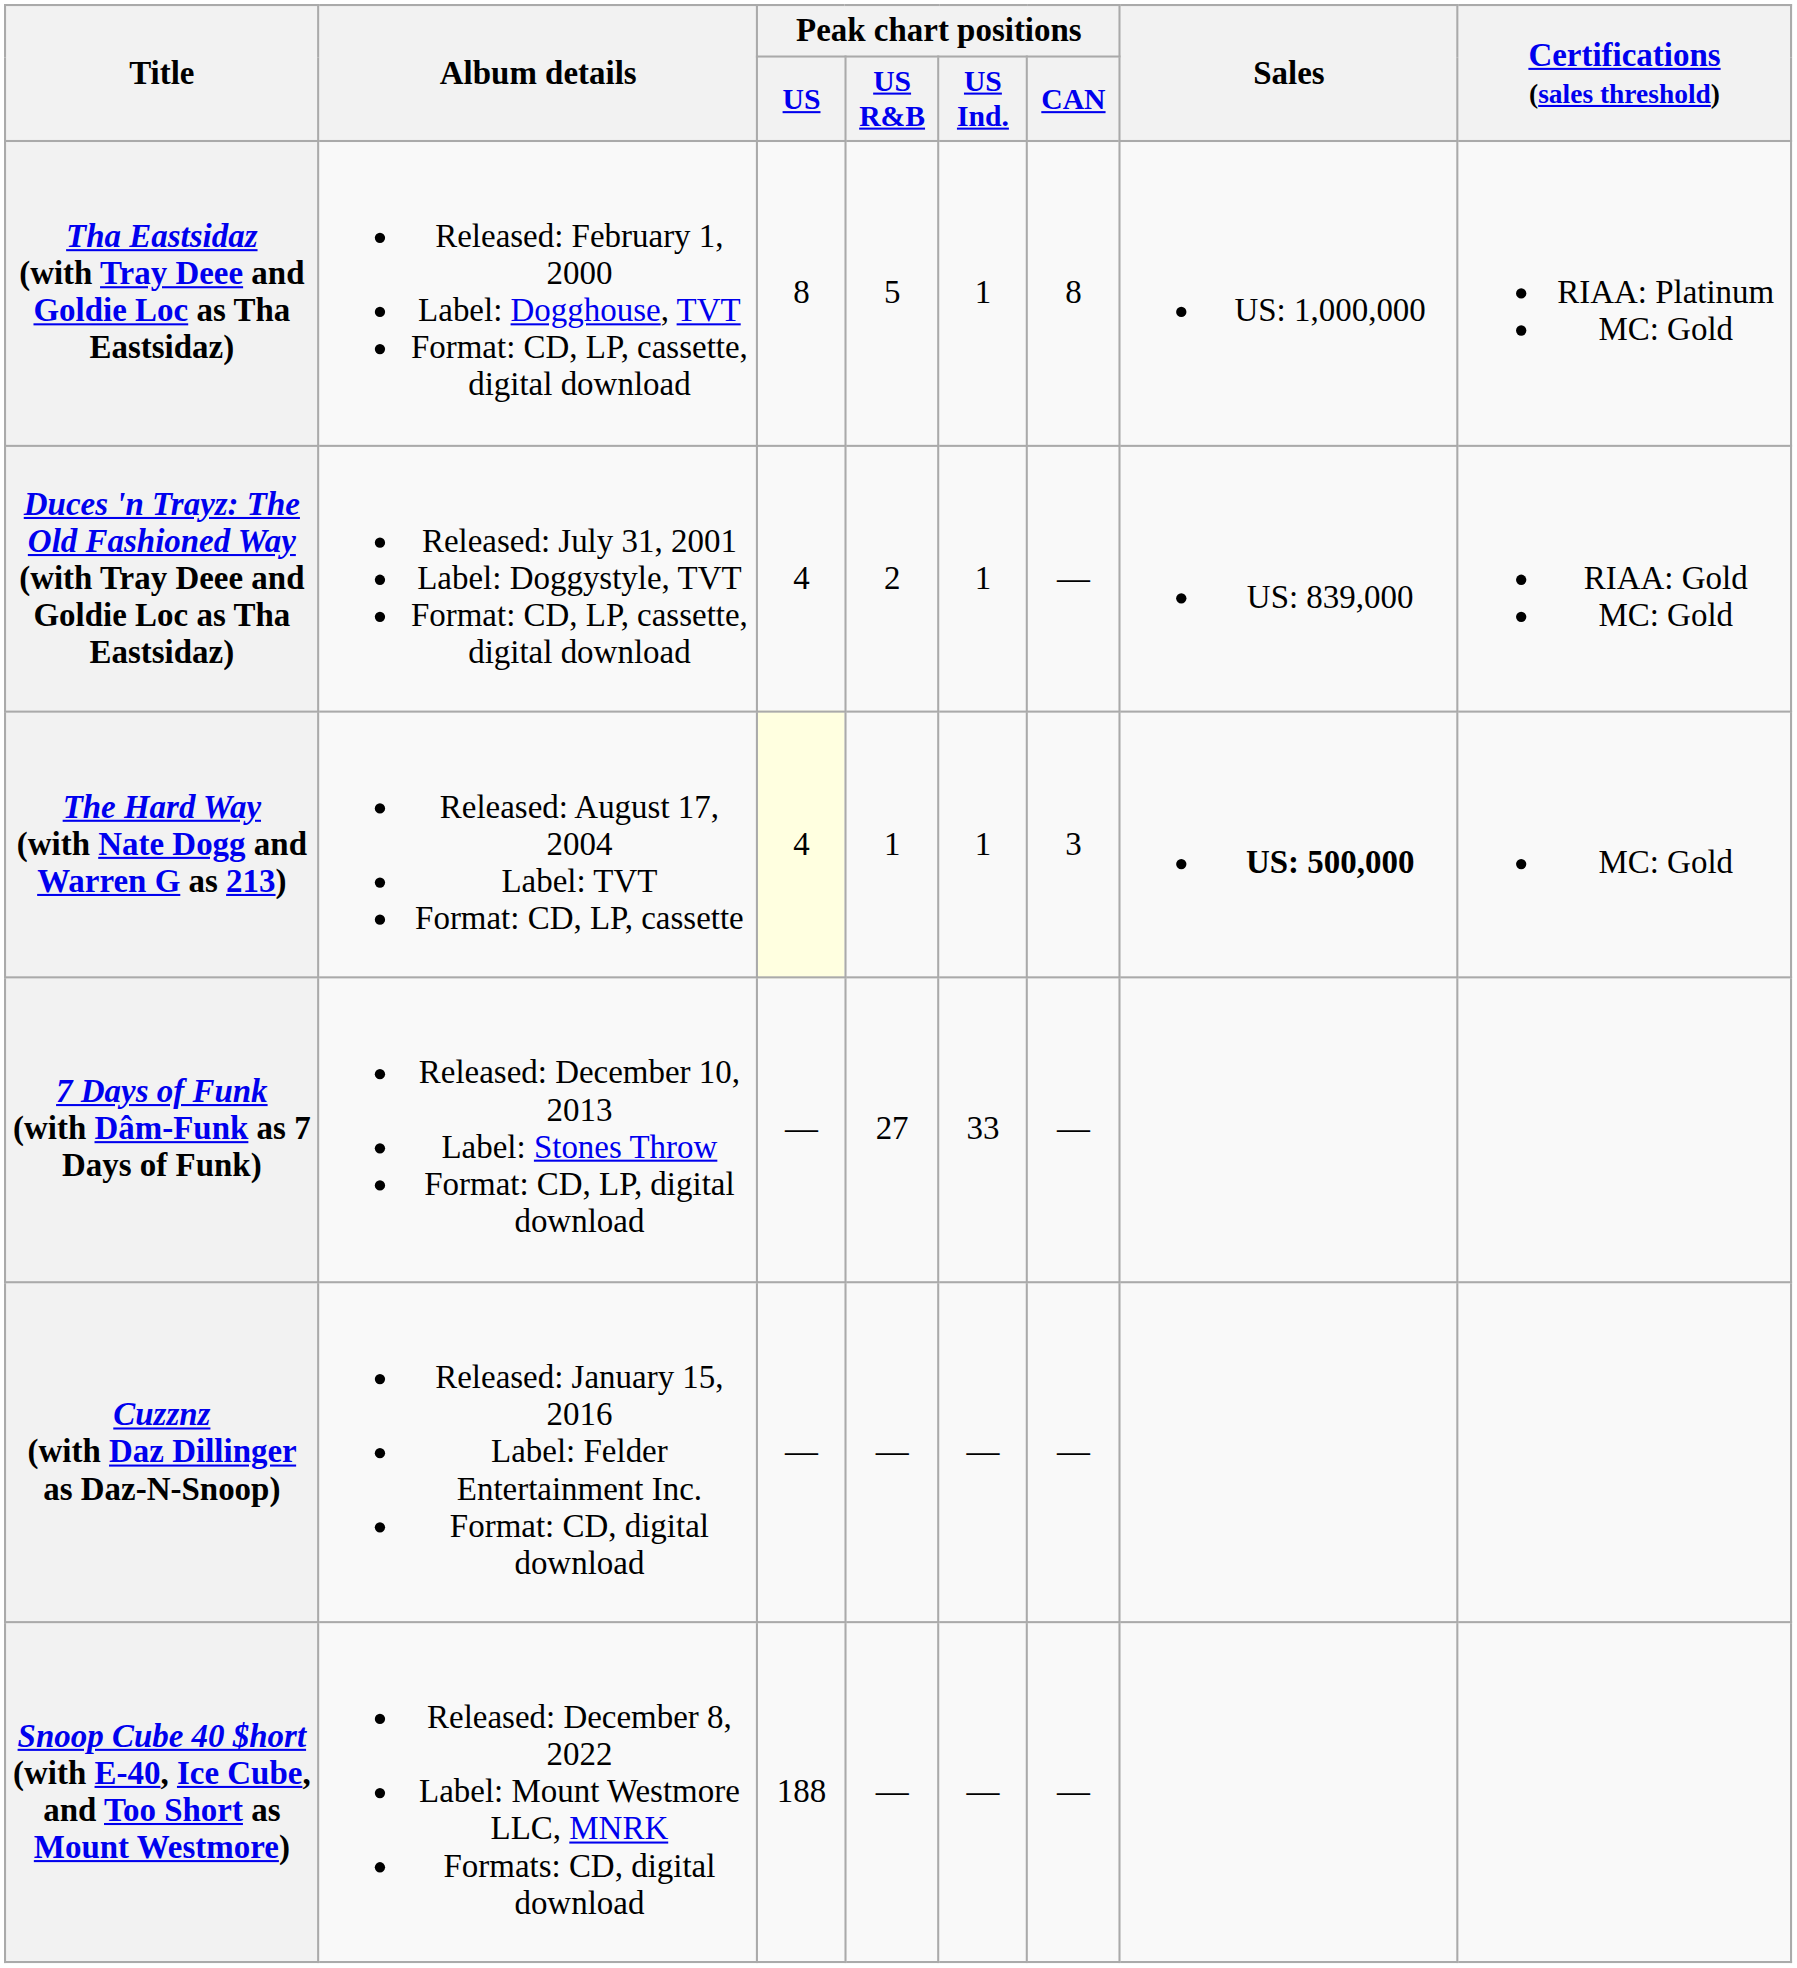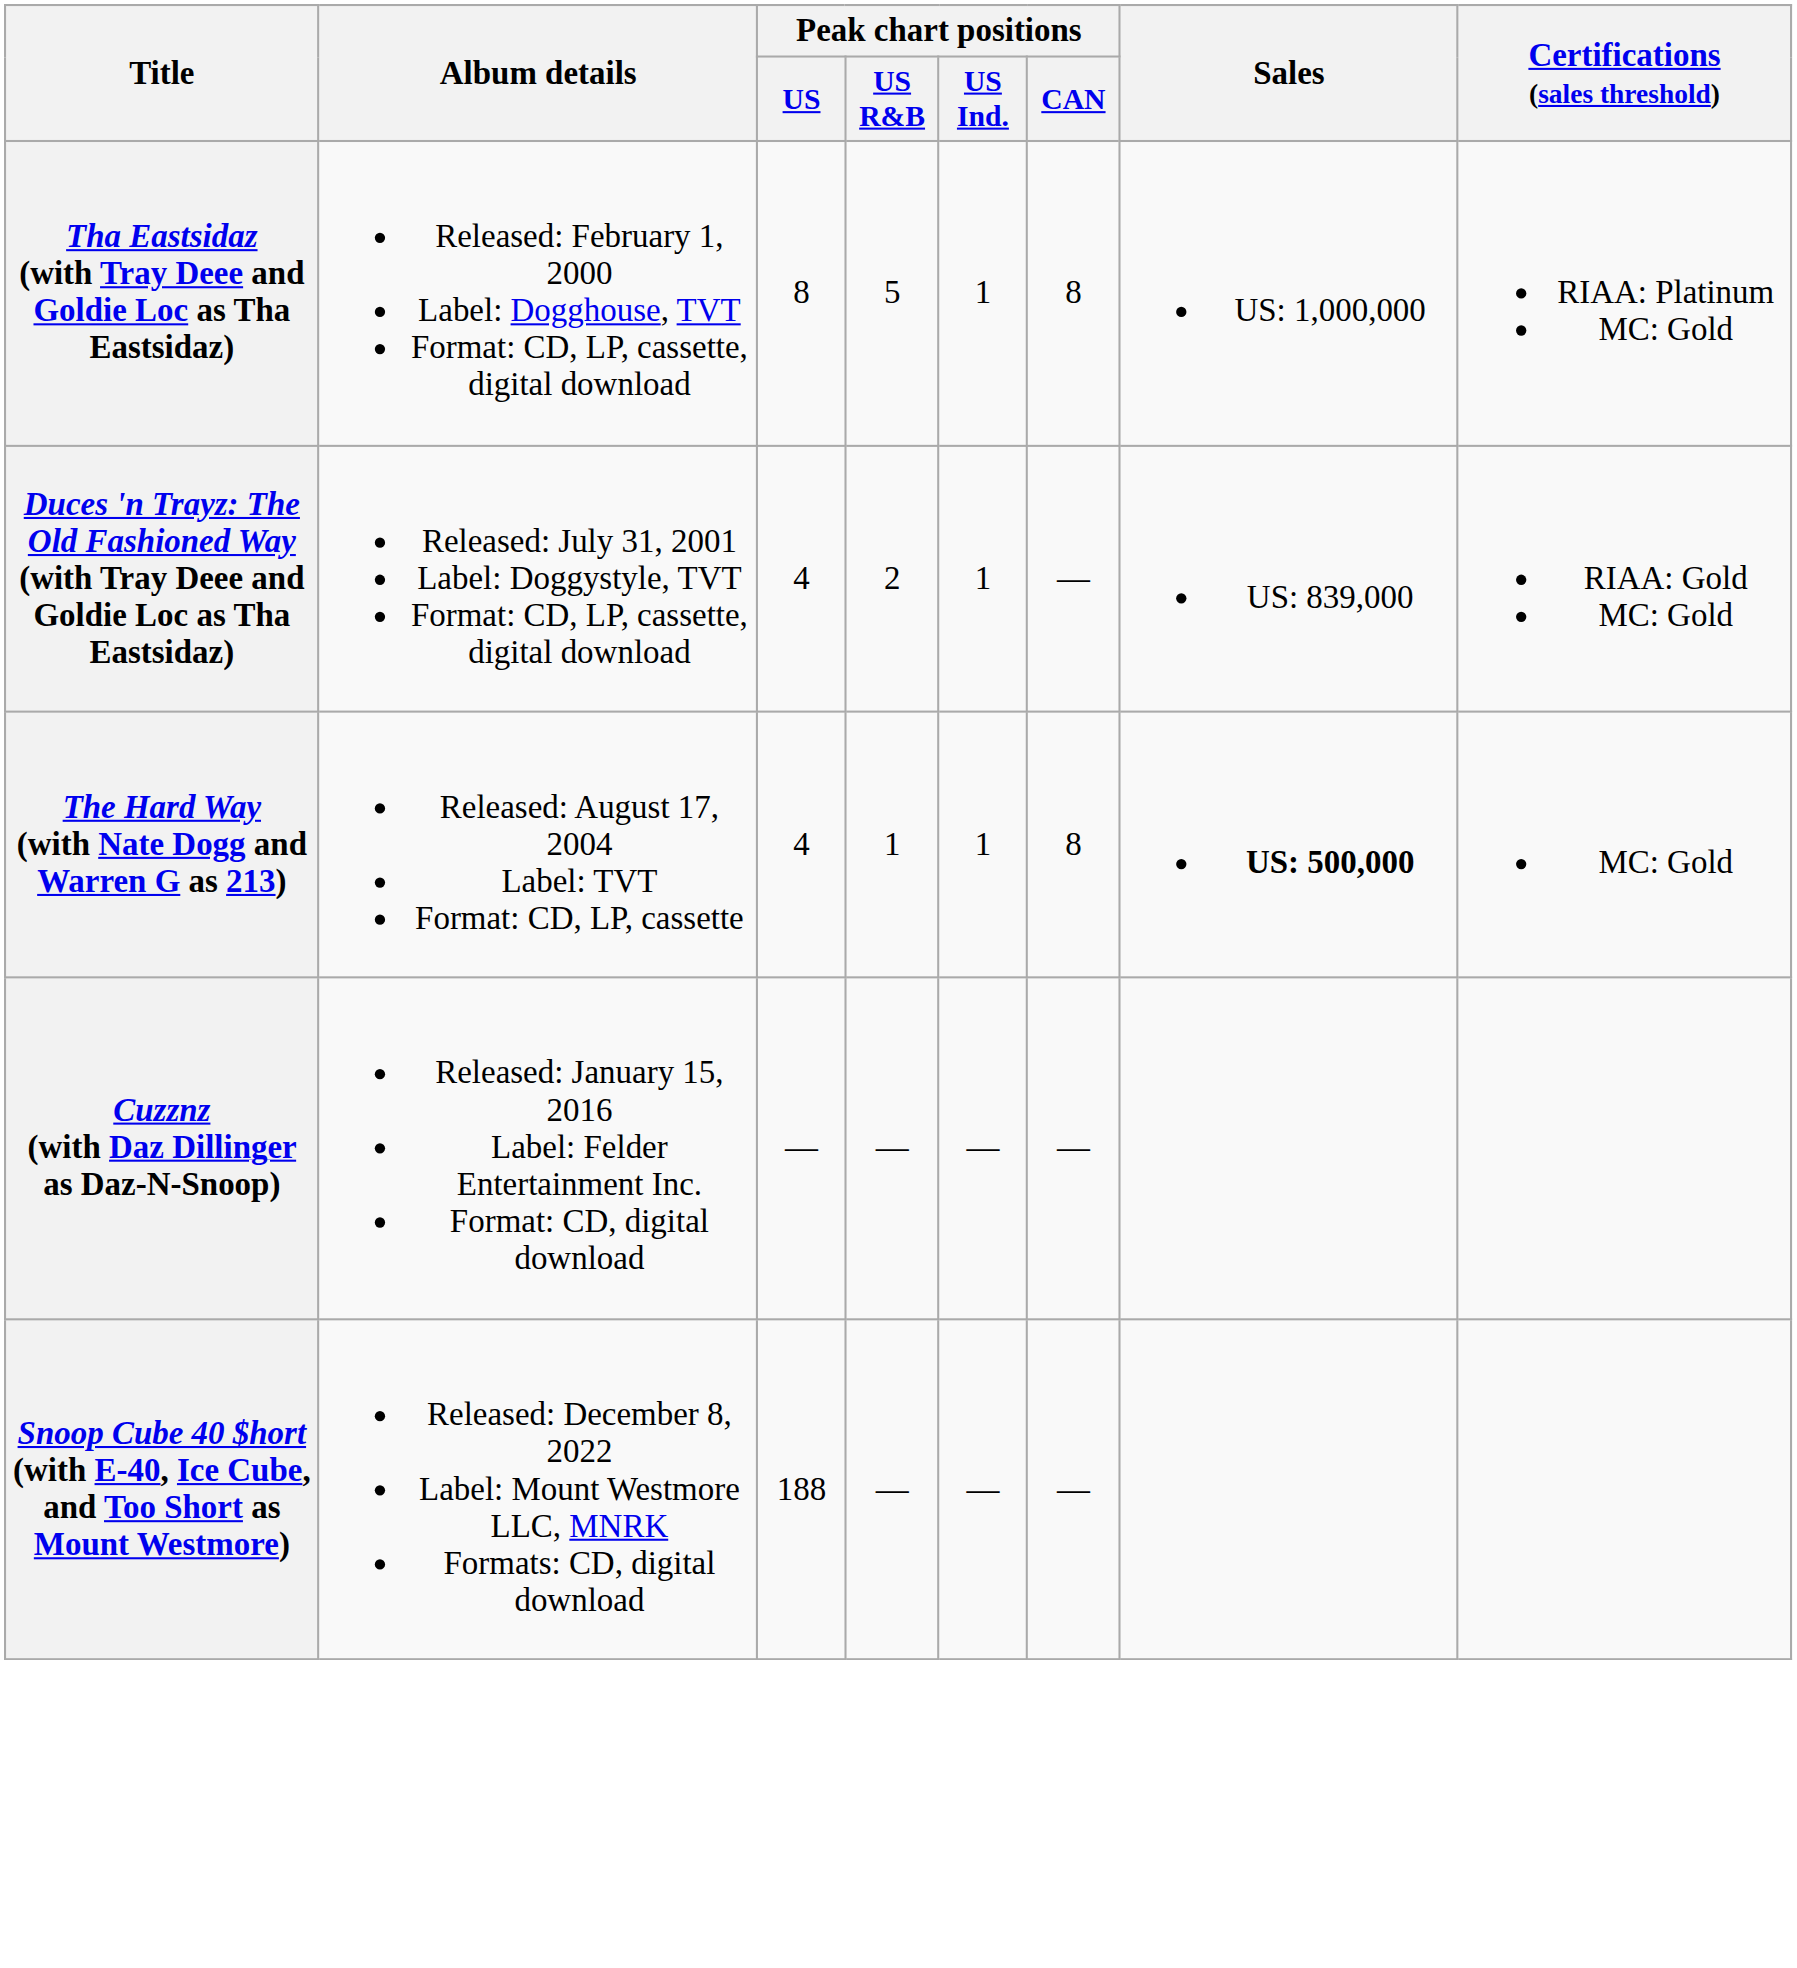(802, 844) lightyellow background -> (802, 844) no background
(1073, 844) 3 -> (1073, 844) 8
- row: (162, 1129)
